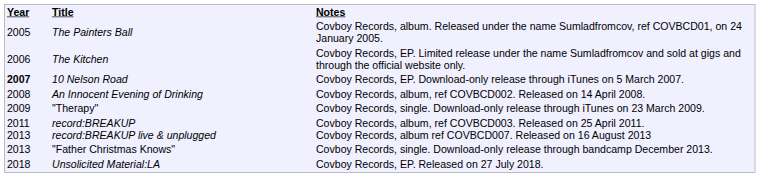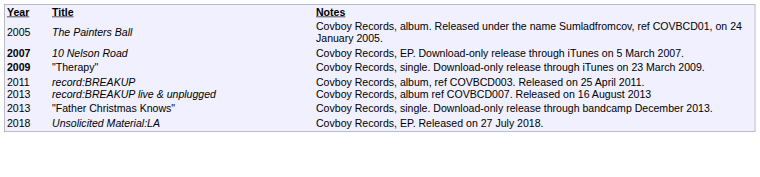- row: (80, 59)
- row: (127, 94)
(19, 109) normal -> (19, 68) bold
